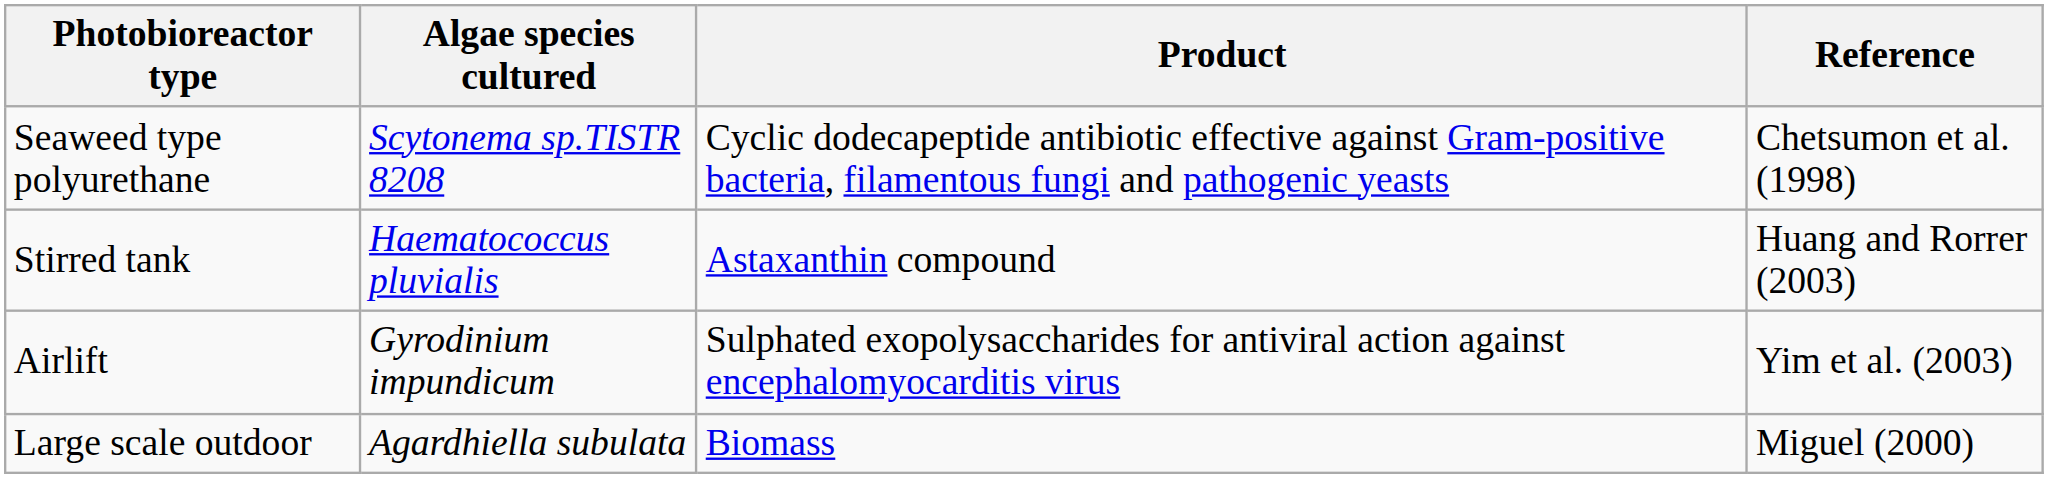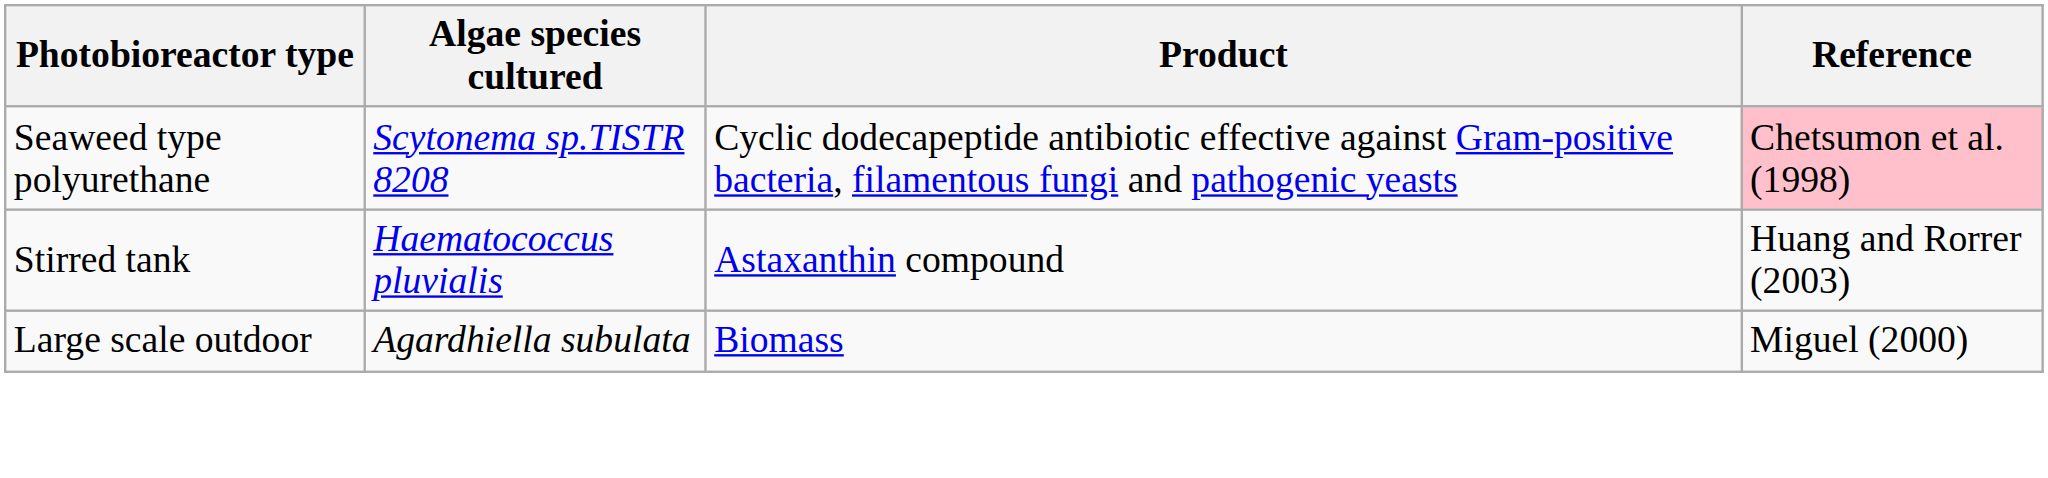(1883, 157) no background -> (1877, 157) pink background
- row: (61, 361)
